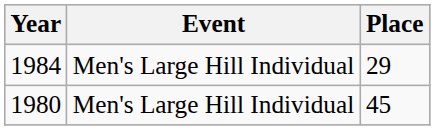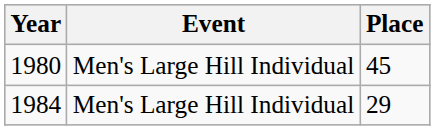rows swapped: (36, 104) <-> (36, 64)
